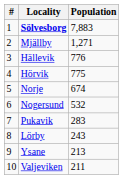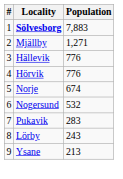(78, 74) 775 -> (73, 74) 776
- row: (42, 167)
